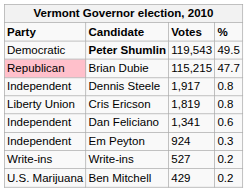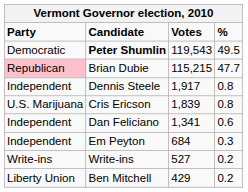(41, 104) Liberty Union -> (45, 104) U.S. Marijuana
(186, 104) 1,819 -> (186, 104) 1,839
(181, 141) 924 -> (181, 141) 684
(45, 178) U.S. Marijuana -> (41, 178) Liberty Union
